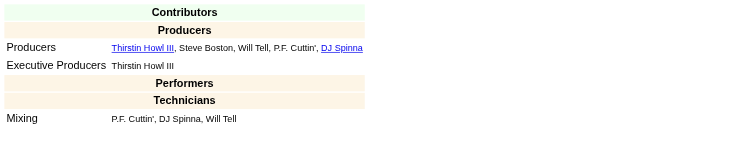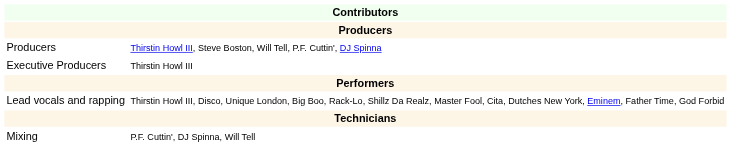+ row: (66, 101)
